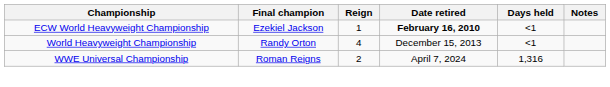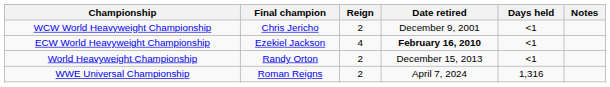+ row: (122, 28)
(359, 28) 1 -> (360, 43) 4
(359, 43) 4 -> (360, 59) 2
